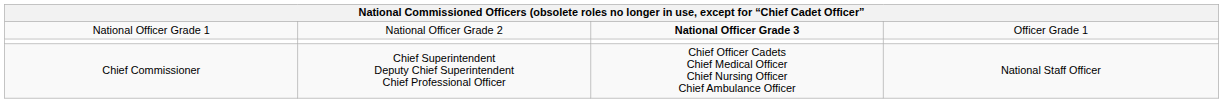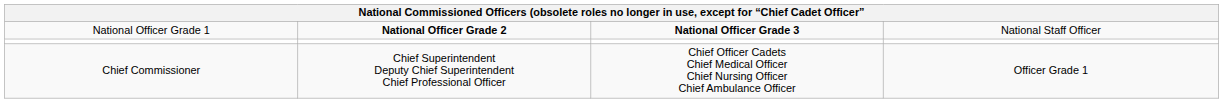(444, 30) normal -> (444, 30) bold
(1051, 30) Officer Grade 1 -> (1051, 30) National Staff Officer
(1051, 71) National Staff Officer -> (1051, 71) Officer Grade 1
